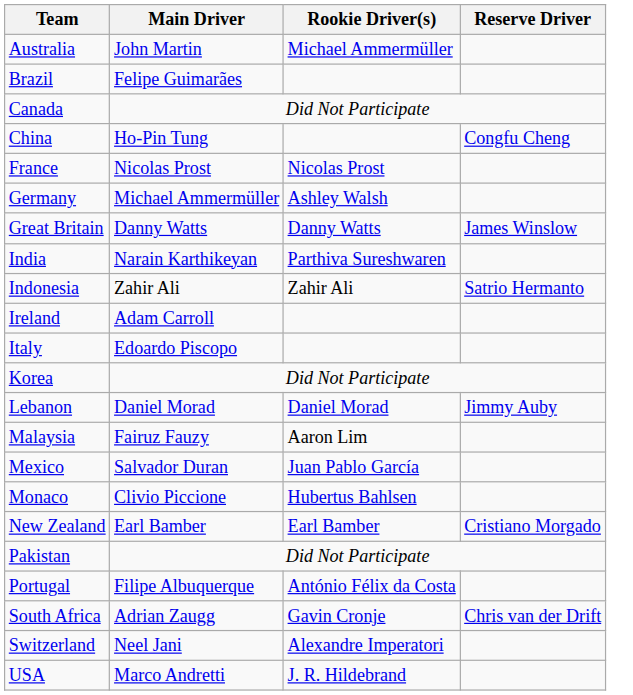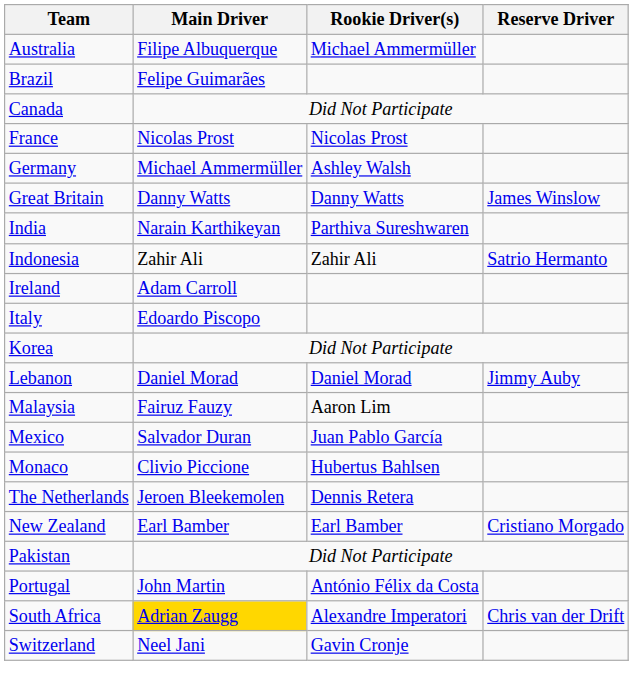(158, 49) John Martin -> (207, 49) Filipe Albuquerque
- row: (30, 138)
+ row: (69, 496)
(184, 586) Filipe Albuquerque -> (181, 586) John Martin
(165, 616) no background -> (188, 616) gold background
(337, 616) Gavin Cronje -> (389, 616) Alexandre Imperatori
(366, 645) Alexandre Imperatori -> (360, 645) Gavin Cronje
- row: (27, 675)
